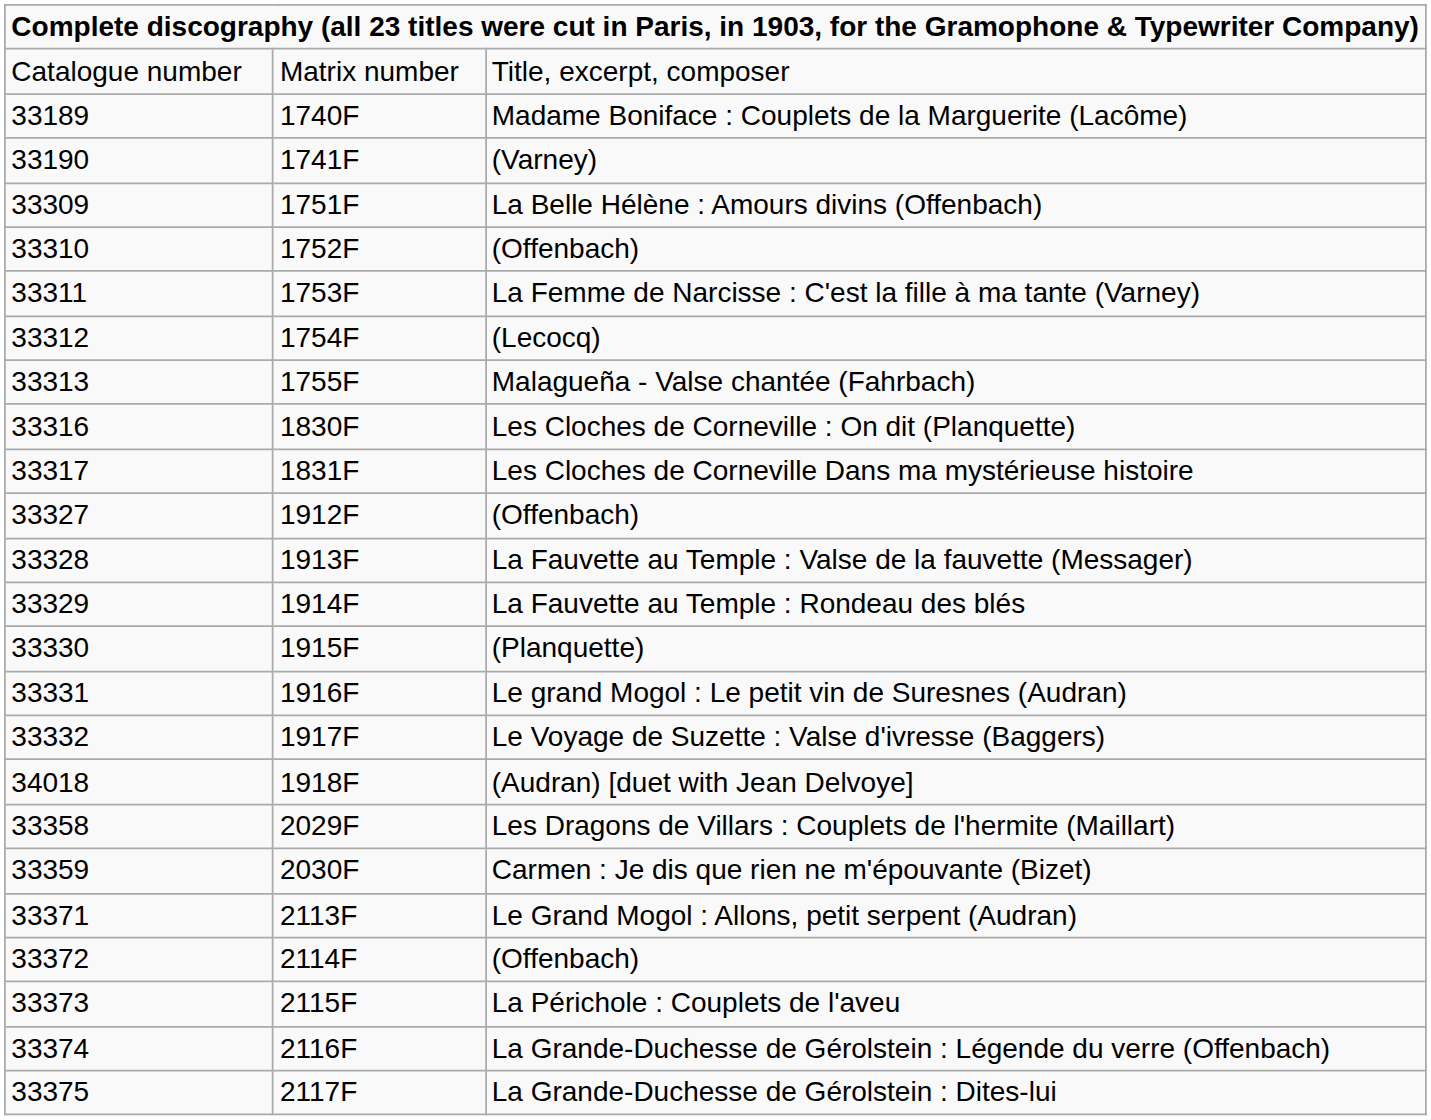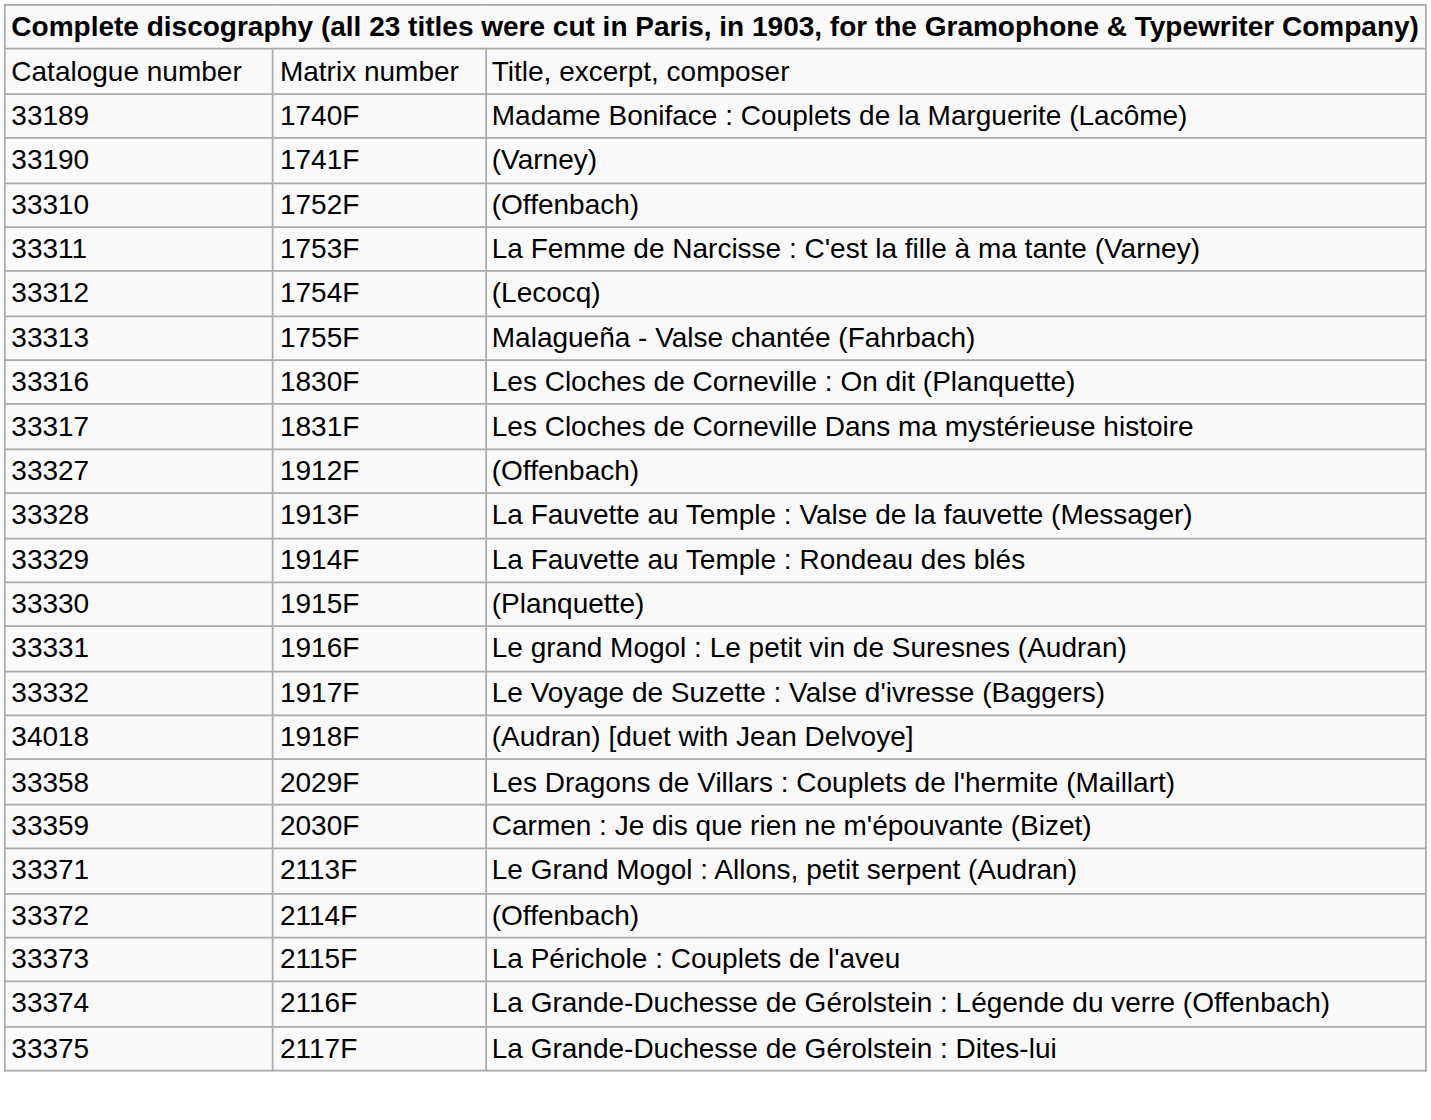- row: (50, 204)
